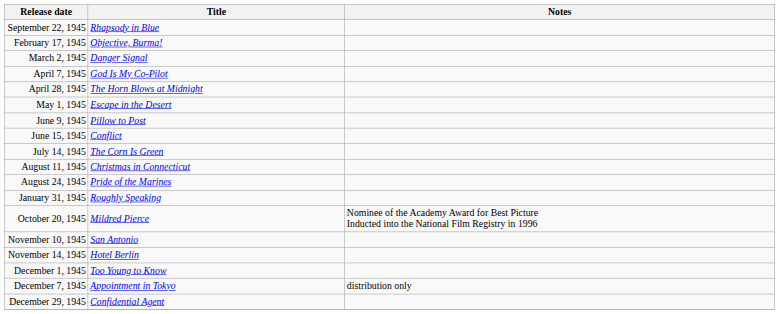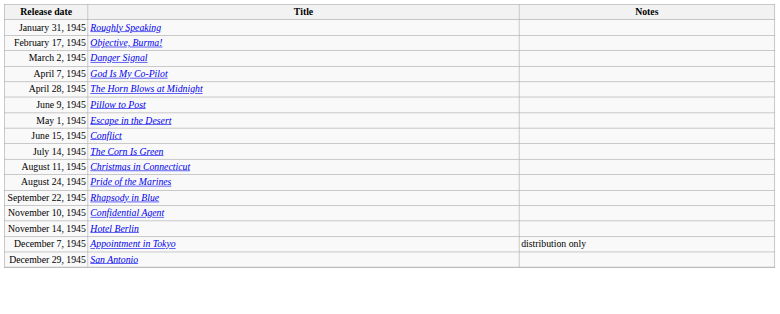rows swapped: (52, 197) <-> (47, 27)
rows swapped: (61, 105) <-> (61, 120)
- row: (52, 218)
(114, 239) San Antonio -> (127, 213) Confidential Agent
- row: (50, 270)
(127, 301) Confidential Agent -> (114, 259) San Antonio
